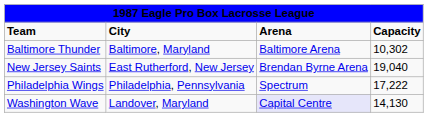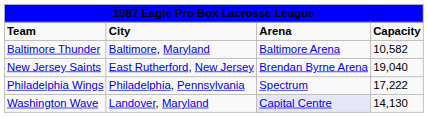(391, 49) 10,302 -> (391, 49) 10,582
